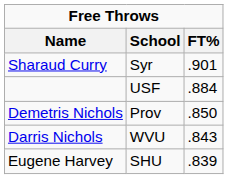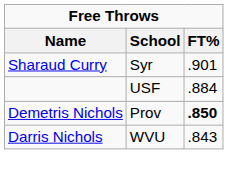(202, 112) normal -> (202, 112) bold
- row: (60, 161)
